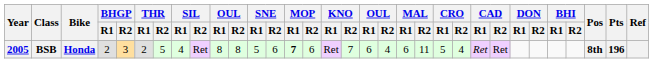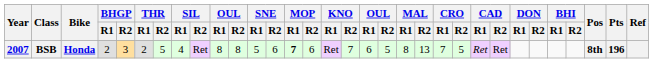(18, 48) 2005 -> (18, 48) 2007
(387, 48) 4 -> (387, 48) 5
(406, 48) 6 -> (406, 48) 8
(424, 48) 11 -> (424, 48) 13
(443, 48) 5 -> (443, 48) 7
(461, 48) 4 -> (461, 48) 5
